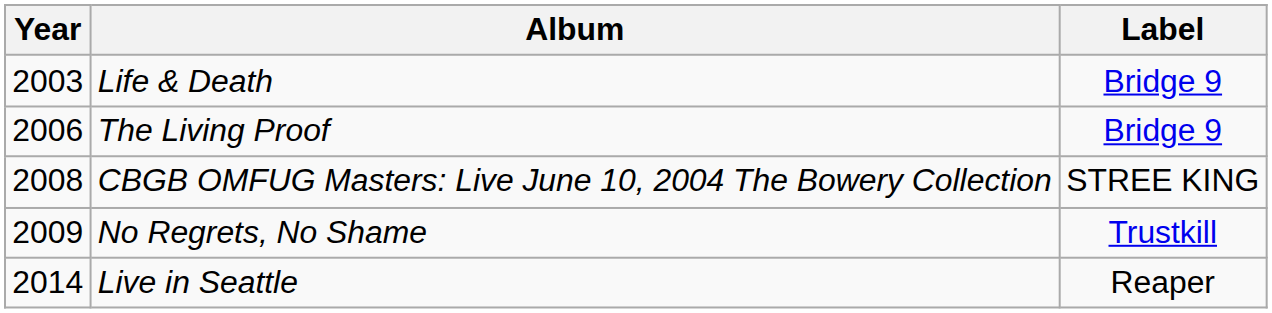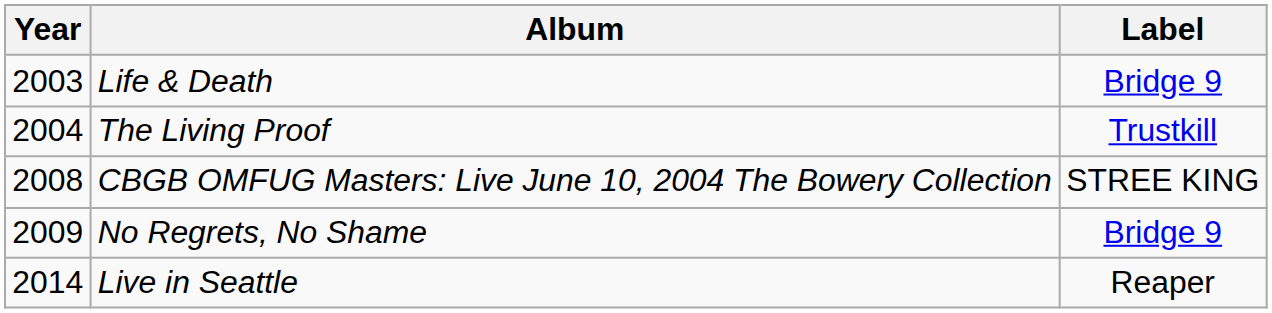(48, 130) 2006 -> (48, 130) 2004
(1163, 130) Bridge 9 -> (1163, 130) Trustkill
(1163, 231) Trustkill -> (1163, 231) Bridge 9
